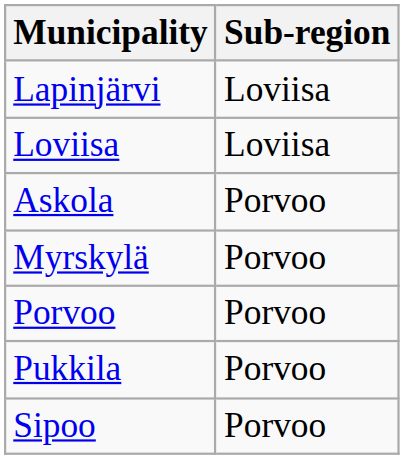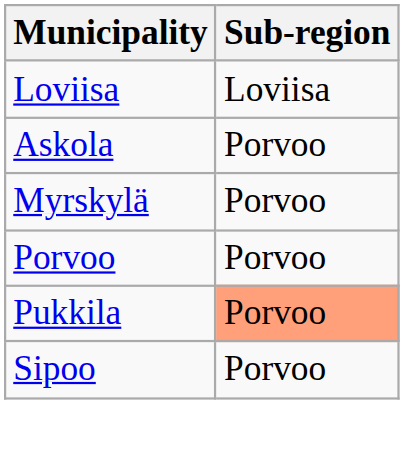- row: (87, 88)
(275, 369) no background -> (275, 312) lightsalmon background
